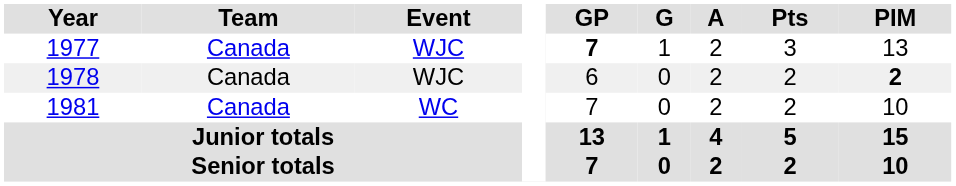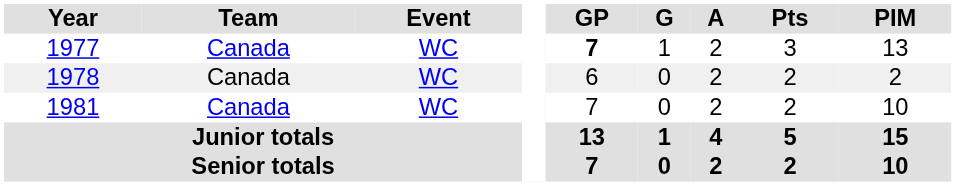(438, 48) WJC -> (438, 48) WC
(438, 77) WJC -> (438, 77) WC
(895, 77) bold -> (895, 77) normal
